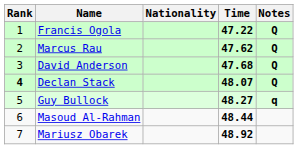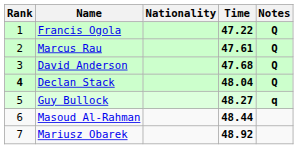(237, 48) 47.62 -> (237, 48) 47.61
(237, 83) 48.07 -> (237, 83) 48.04
